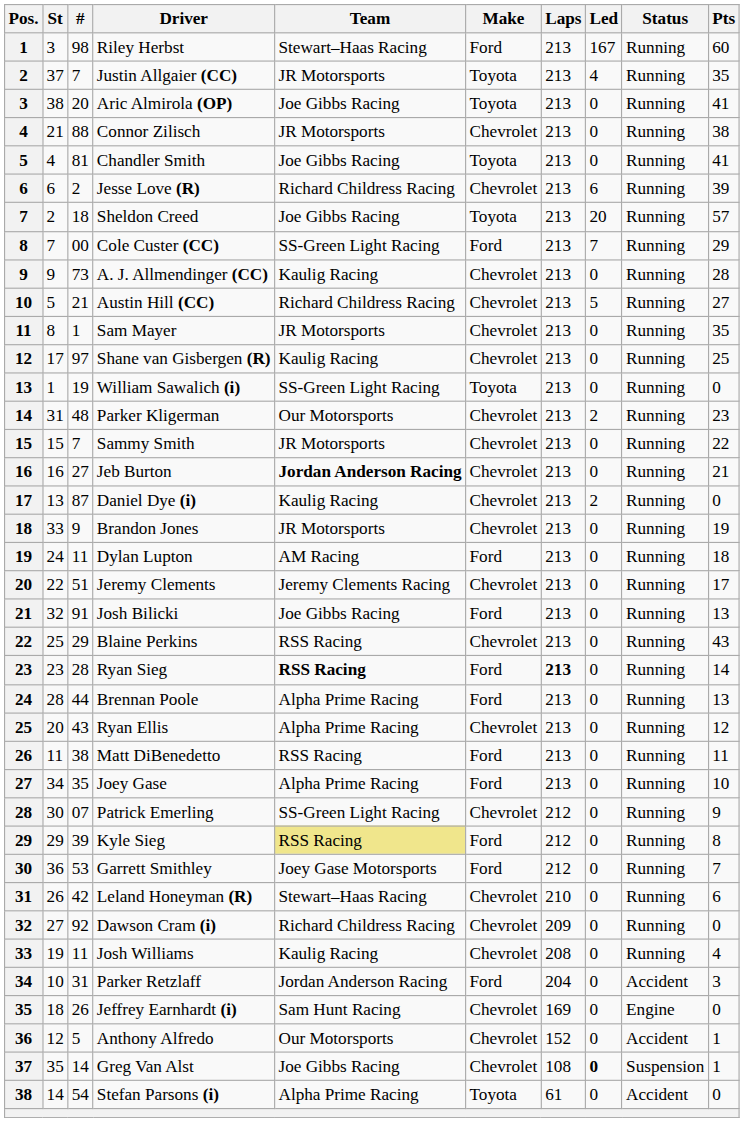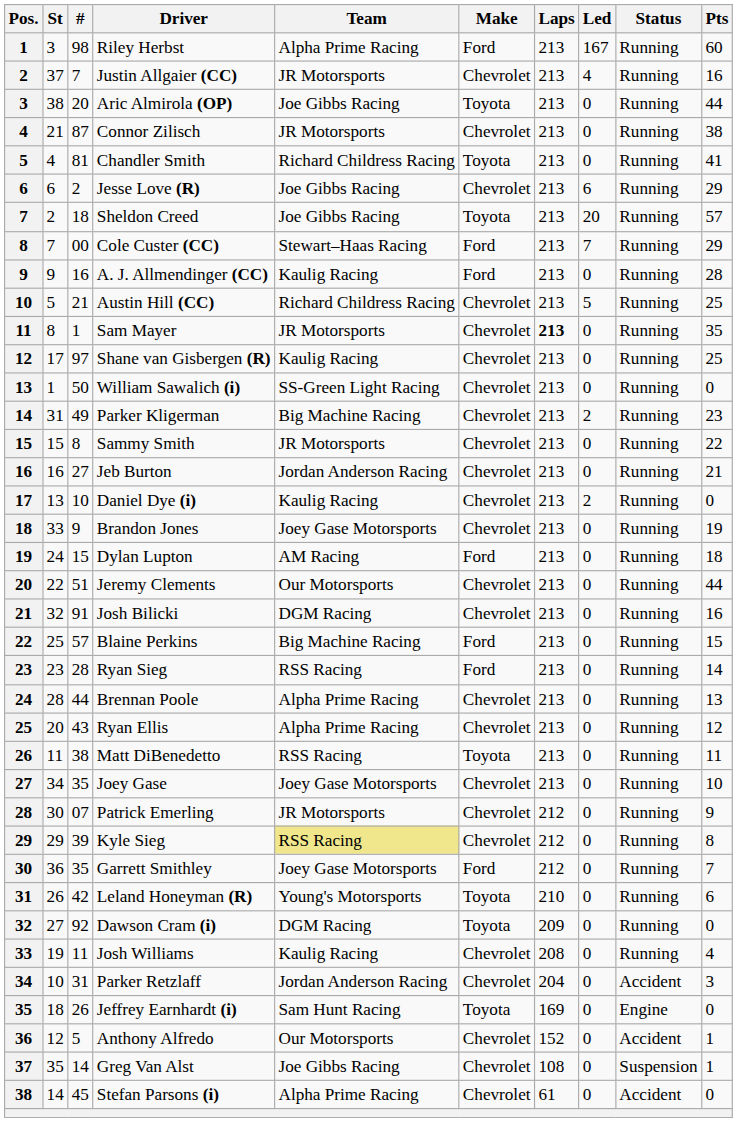(353, 47) Stewart–Haas Racing -> (349, 47) Alpha Prime Racing
(493, 75) Toyota -> (497, 75) Chevrolet
(721, 75) 35 -> (714, 75) 16
(721, 103) 41 -> (714, 103) 44
(80, 132) 88 -> (80, 132) 87
(339, 160) Joe Gibbs Racing -> (367, 160) Richard Childress Racing
(367, 188) Richard Childress Racing -> (339, 188) Joe Gibbs Racing
(721, 188) 39 -> (714, 188) 29
(359, 245) SS-Green Light Racing -> (353, 245) Stewart–Haas Racing
(80, 273) 73 -> (80, 273) 16
(503, 273) Chevrolet -> (479, 273) Ford
(721, 302) 27 -> (714, 302) 25
(558, 330) normal -> (551, 330) bold
(80, 387) 19 -> (80, 387) 50
(493, 387) Toyota -> (497, 387) Chevrolet
(80, 415) 48 -> (80, 415) 49
(336, 415) Our Motorsports -> (350, 415) Big Machine Racing
(76, 443) 7 -> (76, 443) 8
(370, 471) bold -> (363, 471) normal
(80, 500) 87 -> (80, 500) 10
(332, 528) JR Motorsports -> (358, 528) Joey Gase Motorsports
(80, 556) 11 -> (80, 556) 15
(364, 585) Jeremy Clements Racing -> (336, 585) Our Motorsports
(721, 585) 17 -> (714, 585) 44
(339, 613) Joe Gibbs Racing -> (325, 613) DGM Racing
(486, 613) Ford -> (497, 613) Chevrolet
(721, 613) 13 -> (714, 613) 16
(80, 641) 29 -> (80, 641) 57
(320, 641) RSS Racing -> (350, 641) Big Machine Racing
(503, 641) Chevrolet -> (479, 641) Ford
(721, 641) 43 -> (714, 641) 15
(322, 670) bold -> (320, 670) normal
(558, 670) bold -> (551, 670) normal
(486, 698) Ford -> (497, 698) Chevrolet
(486, 755) Ford -> (487, 755) Toyota
(349, 783) Alpha Prime Racing -> (358, 783) Joey Gase Motorsports
(486, 783) Ford -> (497, 783) Chevrolet
(359, 811) SS-Green Light Racing -> (332, 811) JR Motorsports
(486, 840) Ford -> (497, 840) Chevrolet
(80, 868) 53 -> (80, 868) 35
(353, 896) Stewart–Haas Racing -> (350, 896) Young's Motorsports
(503, 896) Chevrolet -> (487, 896) Toyota
(367, 925) Richard Childress Racing -> (325, 925) DGM Racing
(503, 925) Chevrolet -> (487, 925) Toyota
(486, 981) Ford -> (497, 981) Chevrolet
(503, 1010) Chevrolet -> (487, 1010) Toyota
(594, 1066) bold -> (587, 1066) normal
(80, 1095) 54 -> (80, 1095) 45
(493, 1095) Toyota -> (497, 1095) Chevrolet
